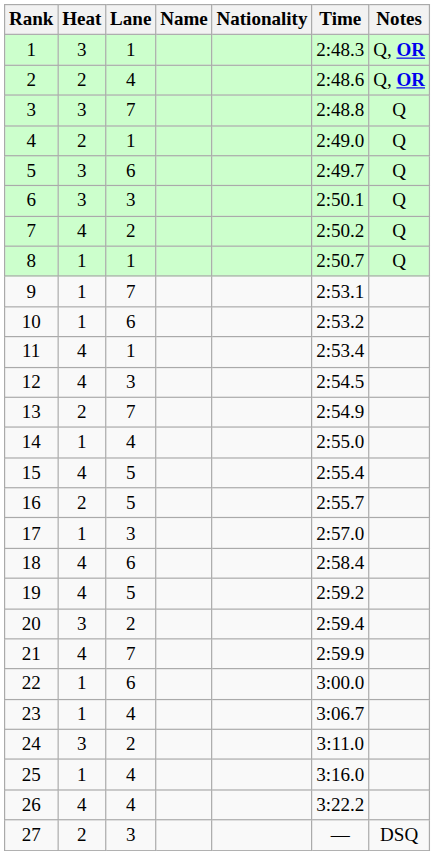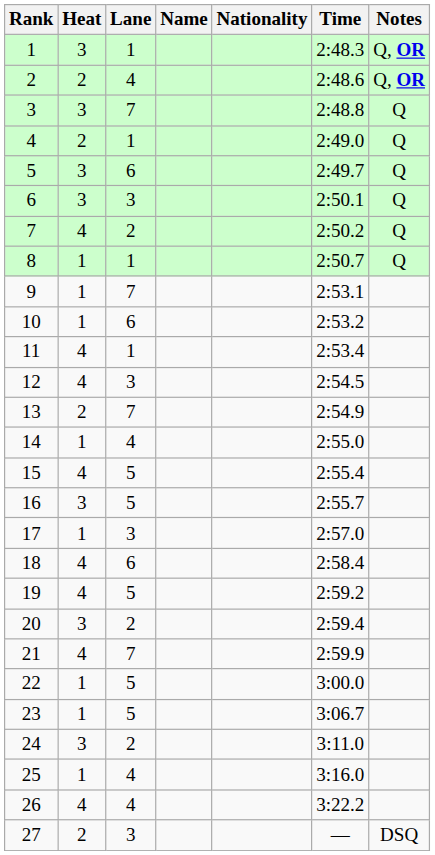(82, 502) 2 -> (82, 502) 3
(131, 683) 6 -> (131, 683) 5
(131, 714) 4 -> (131, 714) 5
